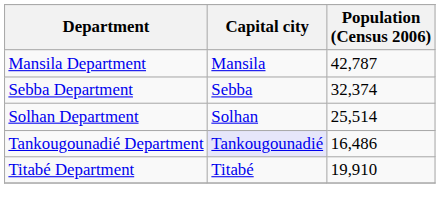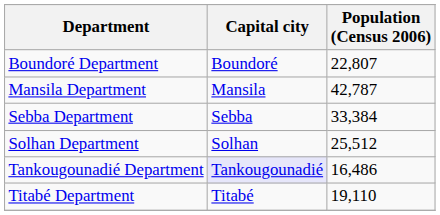+ row: (83, 63)
(354, 90) 32,374 -> (354, 116) 33,384
(354, 116) 25,514 -> (354, 143) 25,512
(354, 169) 19,910 -> (354, 196) 19,110
